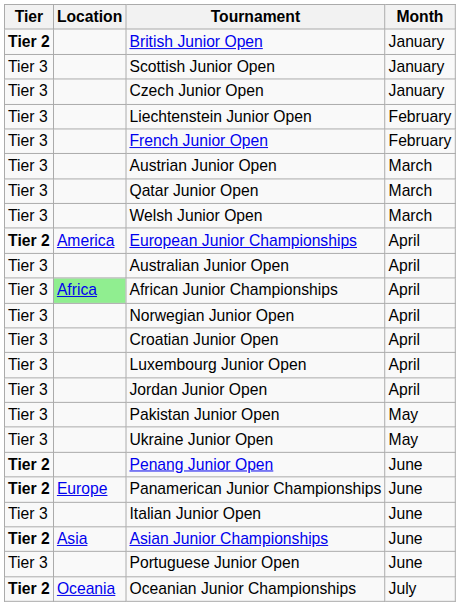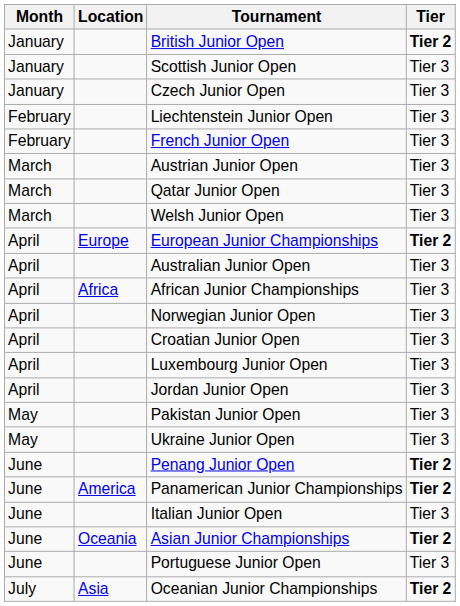columns swapped: (420, 16) <-> (29, 16)
(86, 240) America -> (103, 240) Europe
(77, 290) lightgreen background -> (98, 290) no background
(82, 489) Europe -> (107, 489) America
(72, 539) Asia -> (107, 539) Oceania
(86, 588) Oceania -> (93, 588) Asia
